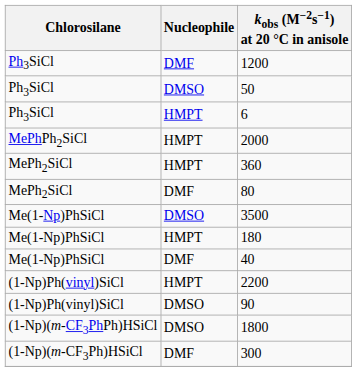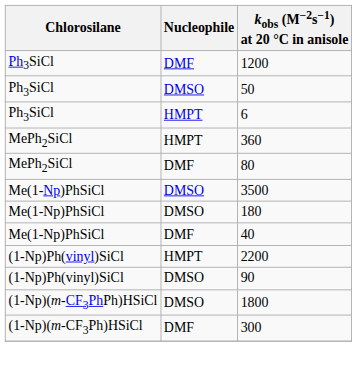- row: (255, 140)
(183, 237) HMPT -> (184, 212) DMSO
